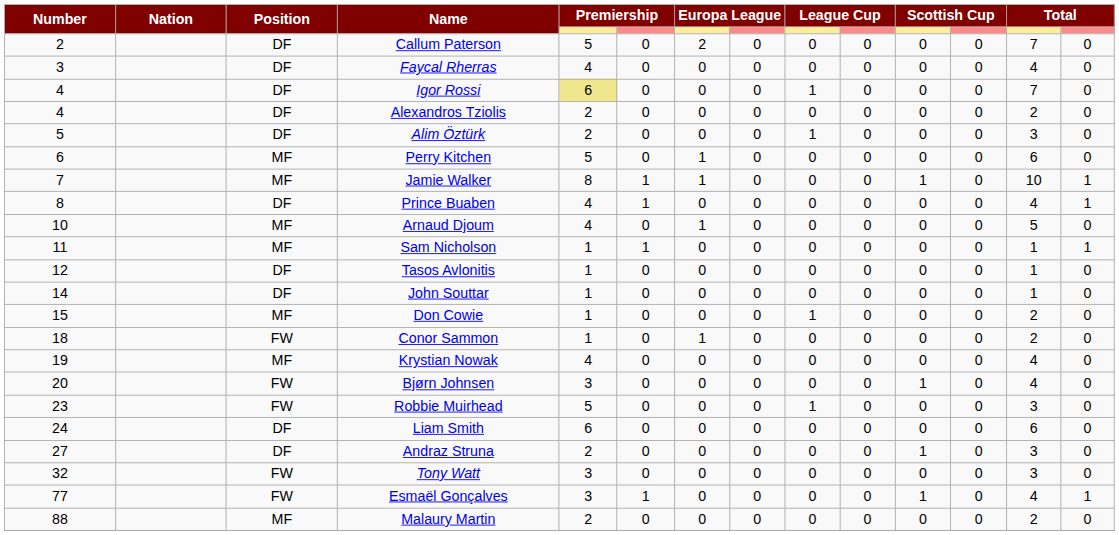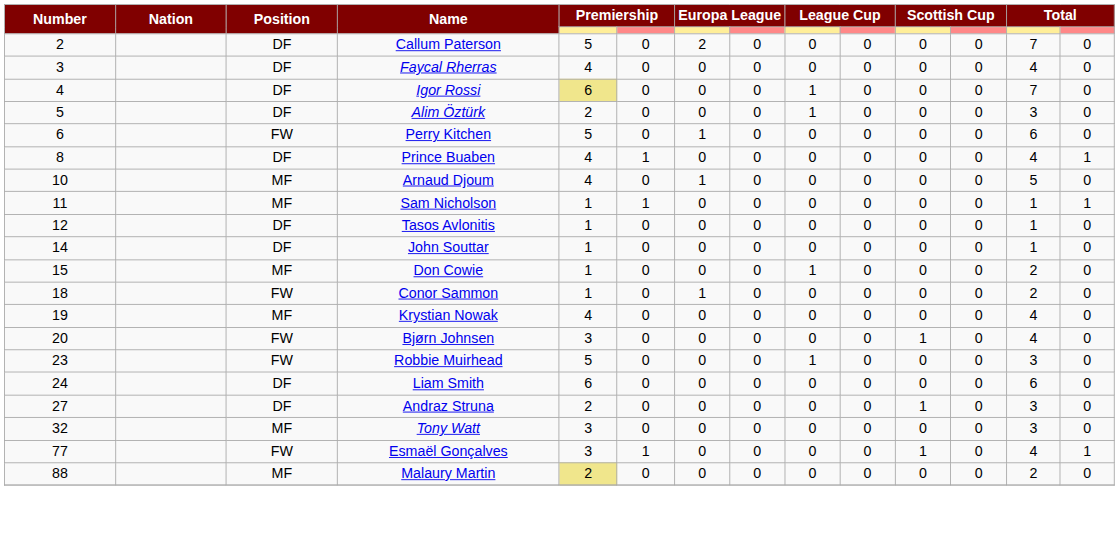- row: (448, 112)
(282, 157) MF -> (282, 135) FW
- row: (448, 180)
(282, 474) FW -> (282, 428) MF
(588, 519) no background -> (588, 474) khaki background
